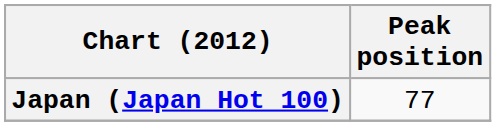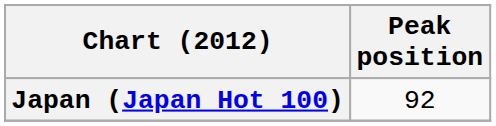(420, 100) 77 -> (420, 100) 92
